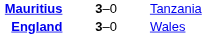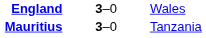rows swapped: (37, 26) <-> (34, 9)
